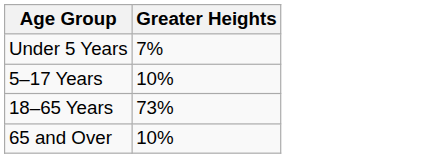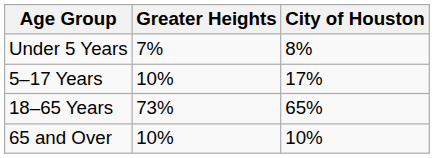+ column: (355, 19)
